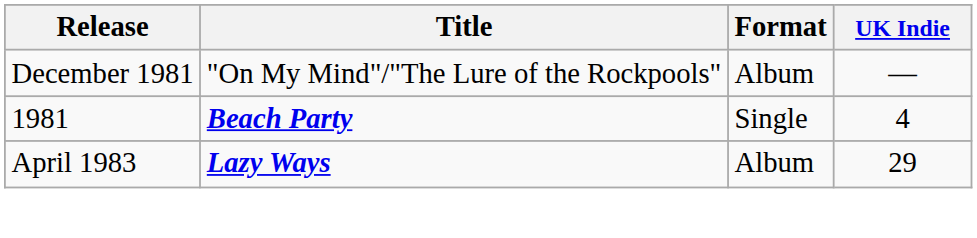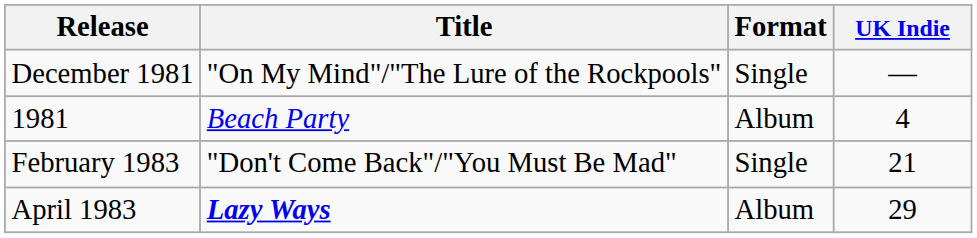(774, 72) Album -> (771, 72) Single
(280, 118) bold -> (278, 118) normal
(771, 118) Single -> (774, 118) Album
+ row: (95, 163)
